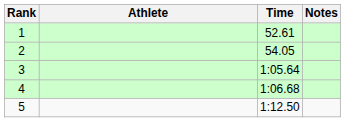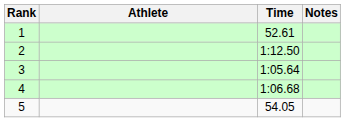(280, 51) 54.05 -> (280, 51) 1:12.50
(280, 107) 1:12.50 -> (280, 107) 54.05
